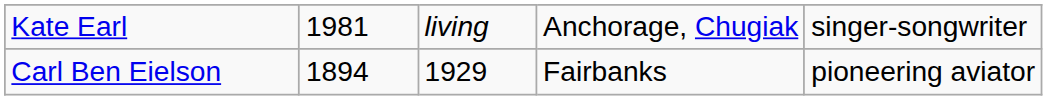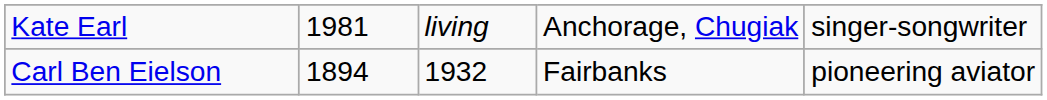(456, 71) 1929 -> (456, 71) 1932
